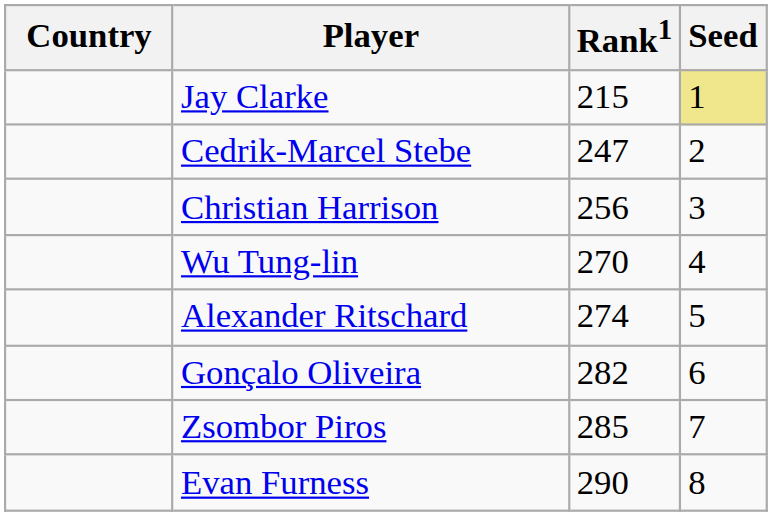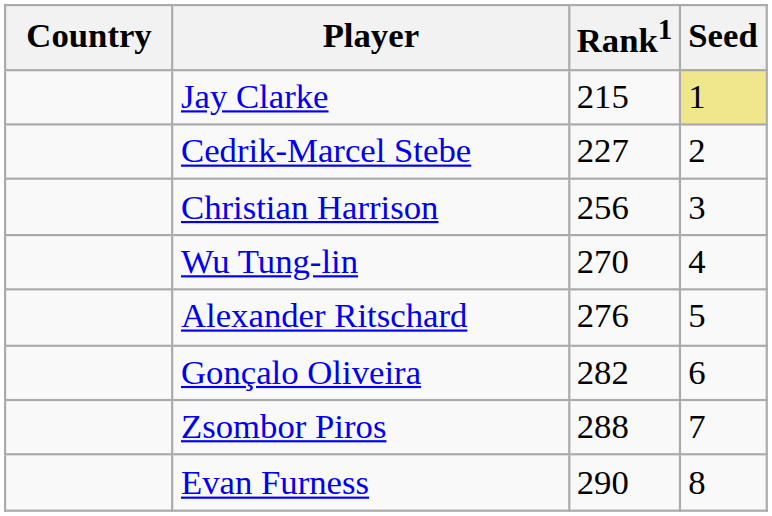(603, 151) 247 -> (603, 151) 227
(603, 316) 274 -> (603, 316) 276
(603, 426) 285 -> (603, 426) 288
